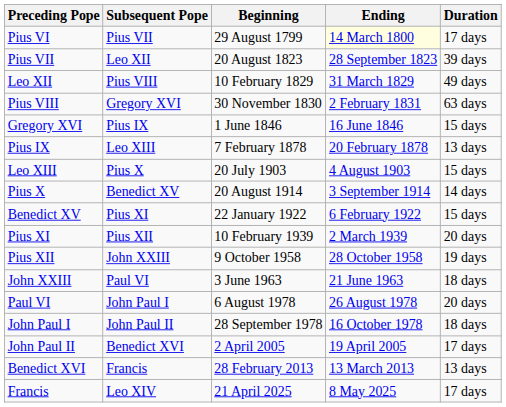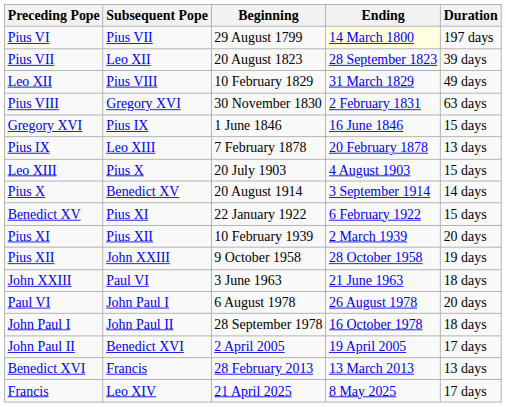(465, 37) 17 days -> (469, 37) 197 days
